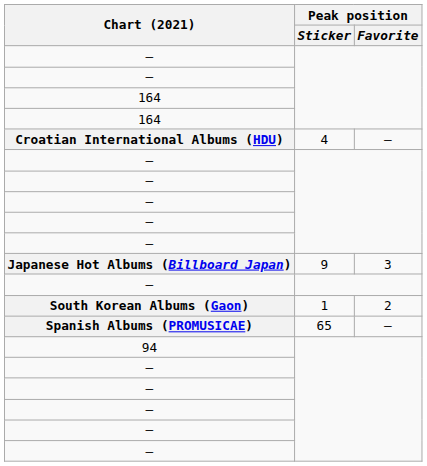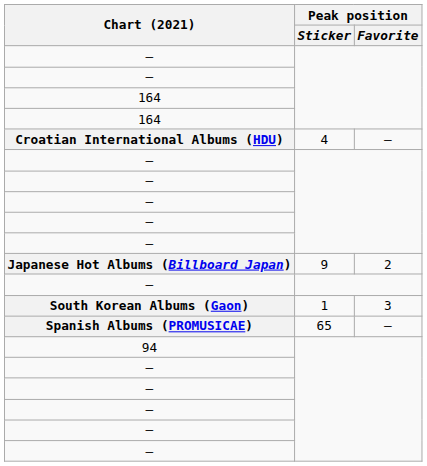(388, 264) 3 -> (388, 264) 2
(388, 306) 2 -> (388, 306) 3
